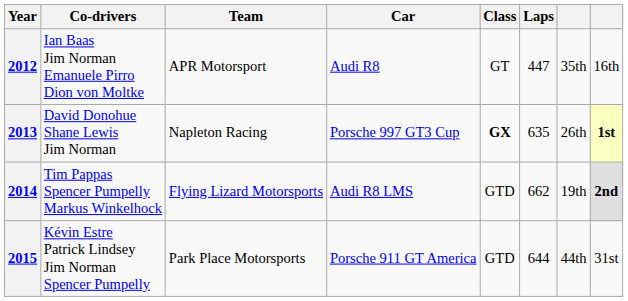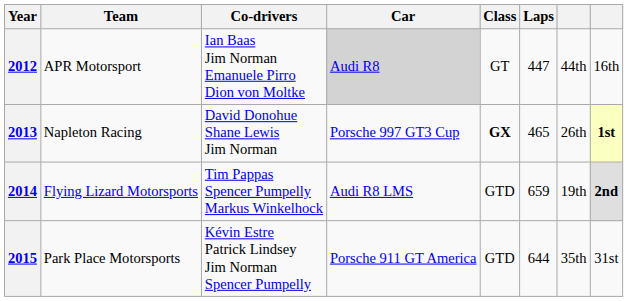columns swapped: (246, 16) <-> (103, 16)
(355, 66) no background -> (355, 66) lightgrey background
(574, 66) 35th -> (574, 66) 44th
(539, 133) 635 -> (539, 133) 465
(539, 191) 662 -> (539, 191) 659
(574, 258) 44th -> (574, 258) 35th
